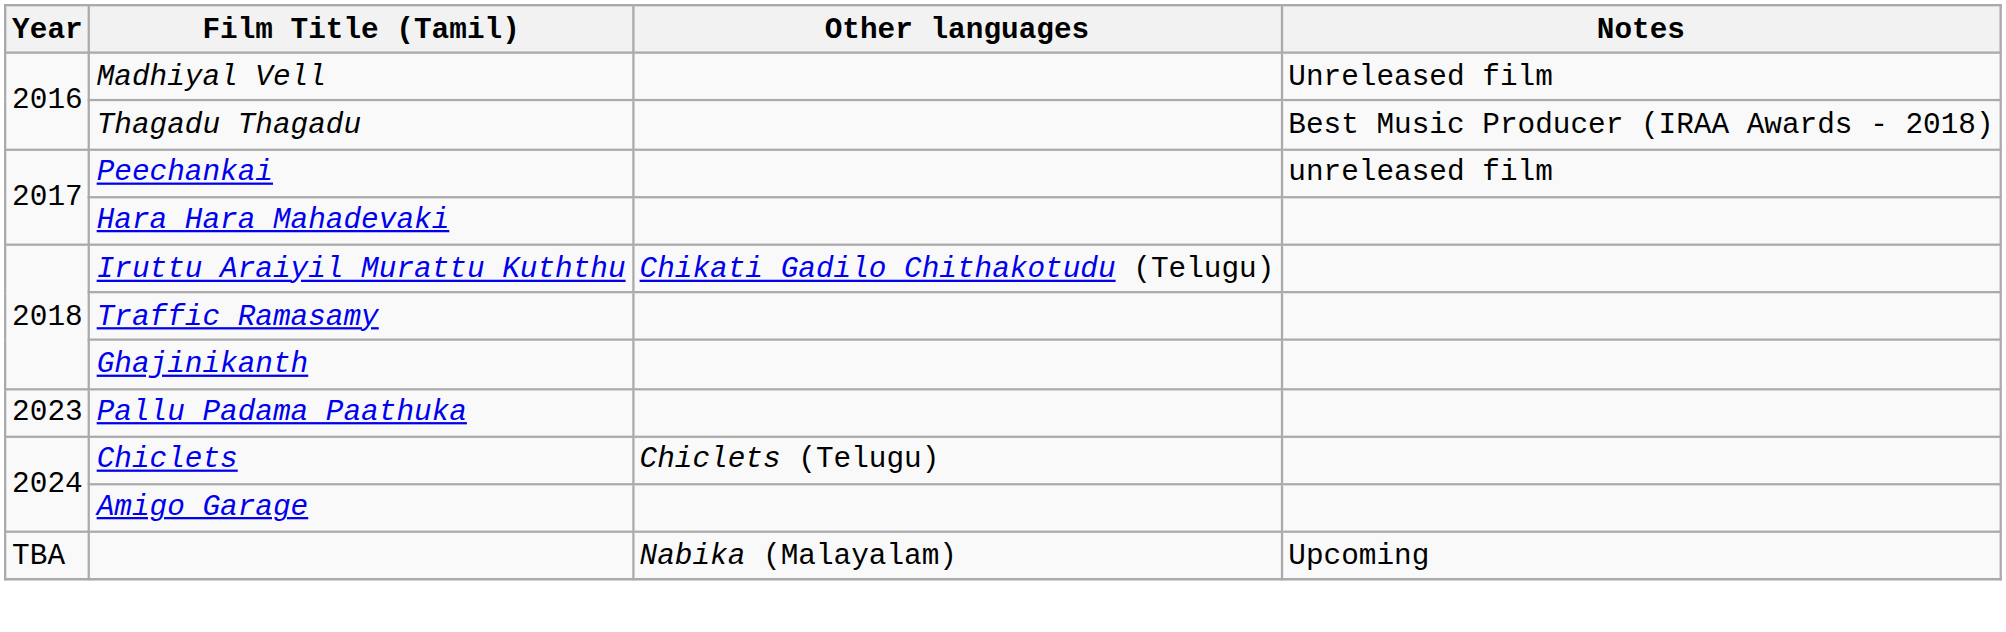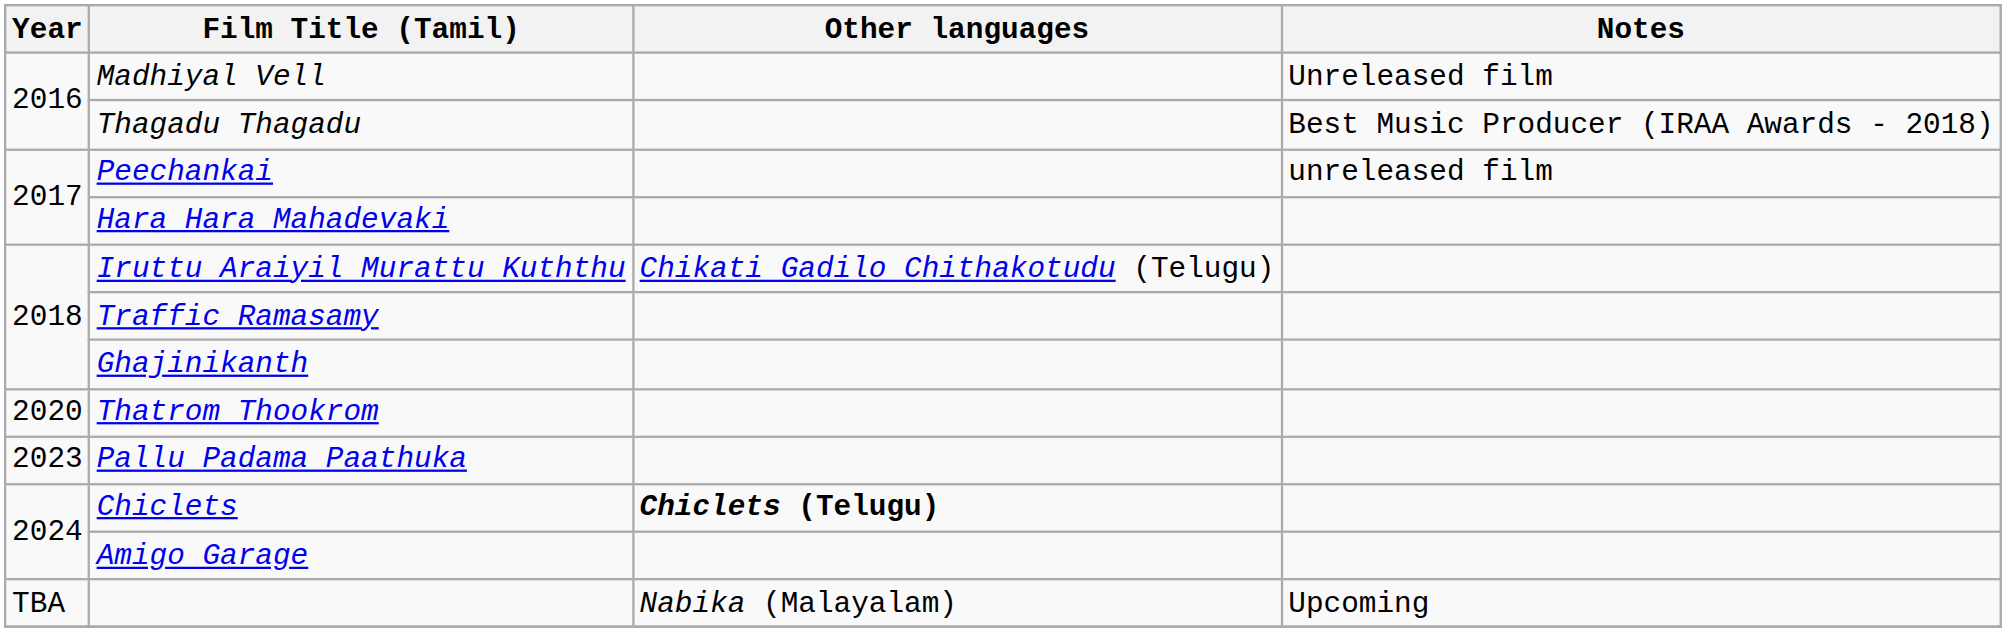+ row: (47, 412)
(789, 460) normal -> (789, 508) bold
